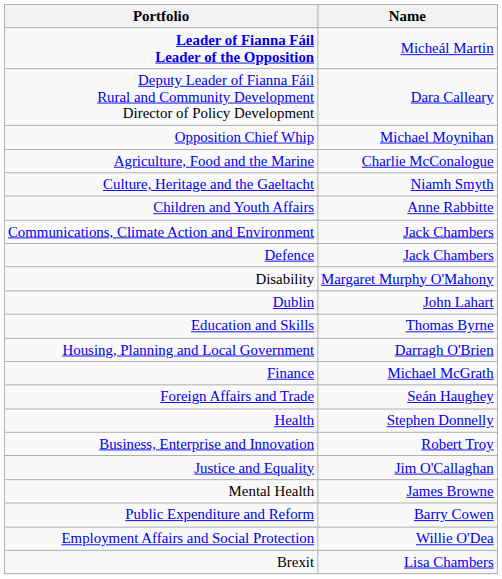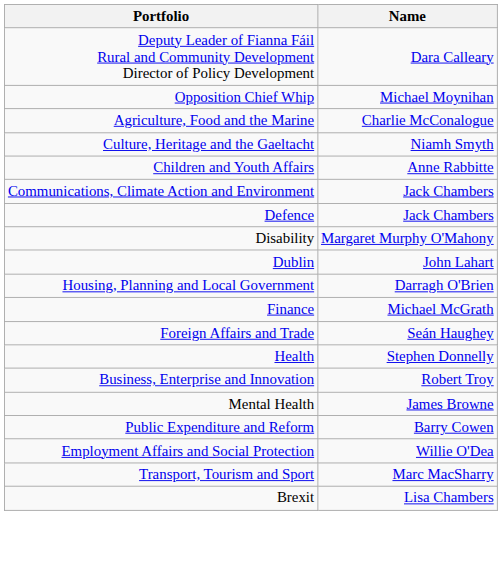- row: (235, 48)
- row: (253, 326)
- row: (254, 467)
+ row: (227, 474)
